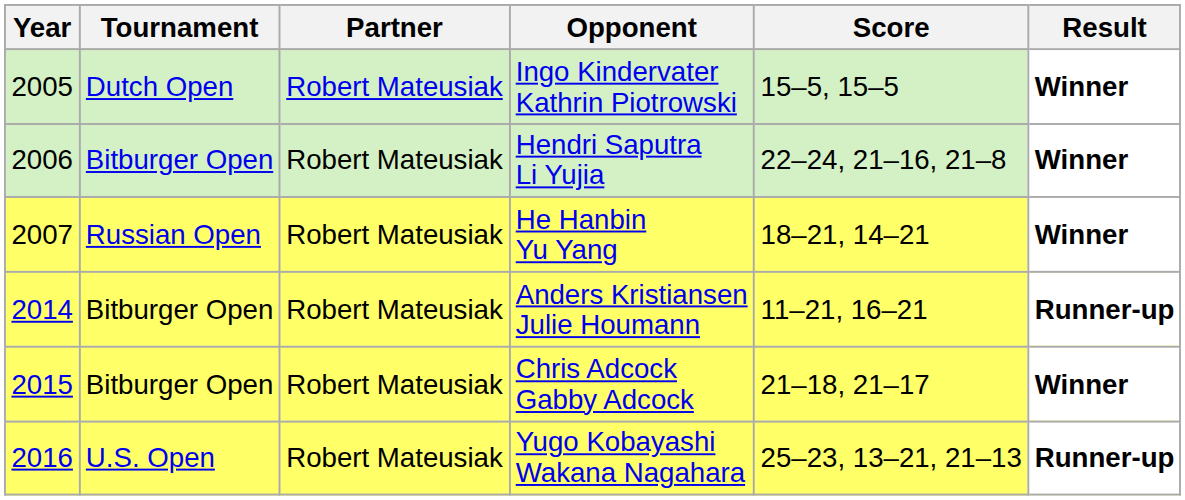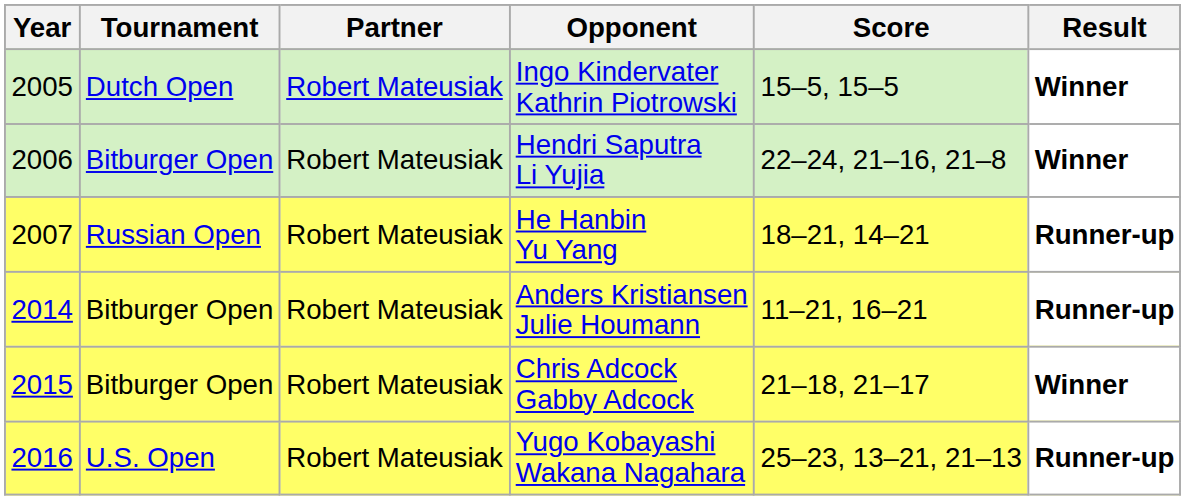(1081, 235) Winner -> (1105, 235) Runner-up
